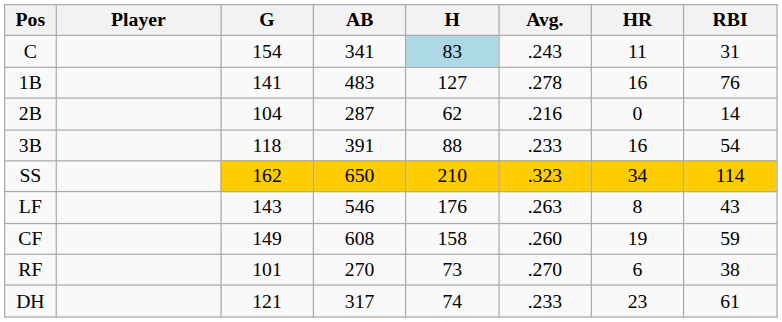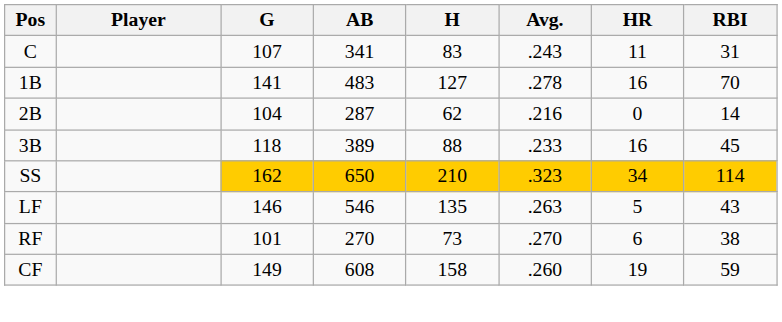(267, 51) 154 -> (267, 51) 107
(452, 51) lightblue background -> (452, 51) no background
(730, 82) 76 -> (730, 82) 70
(360, 144) 391 -> (360, 144) 389
(730, 144) 54 -> (730, 144) 45
(267, 207) 143 -> (267, 207) 146
(452, 207) 176 -> (452, 207) 135
(637, 207) 8 -> (637, 207) 5
rows swapped: (30, 238) <-> (30, 269)
- row: (30, 301)
